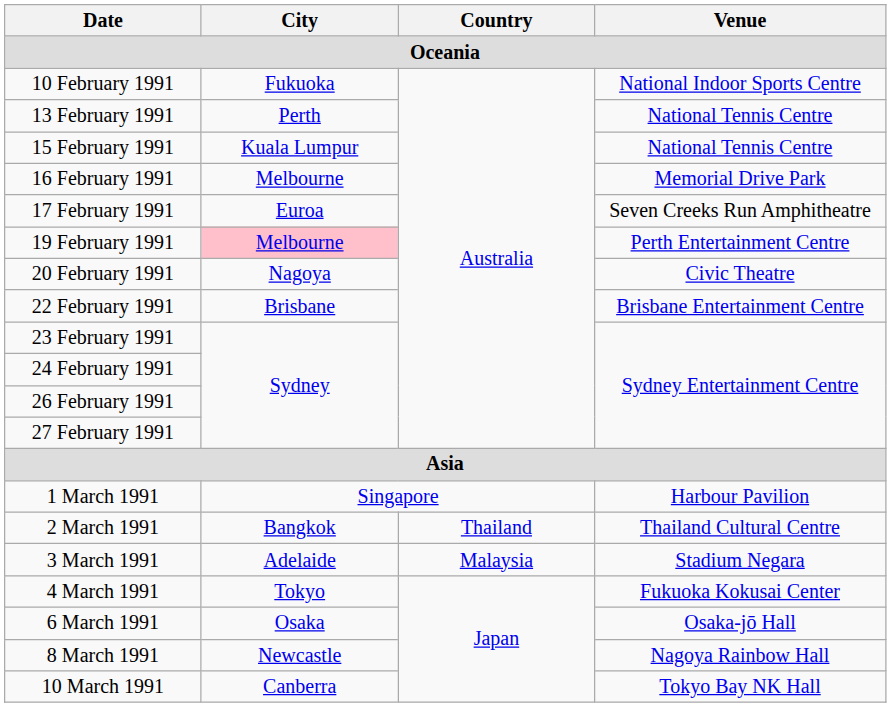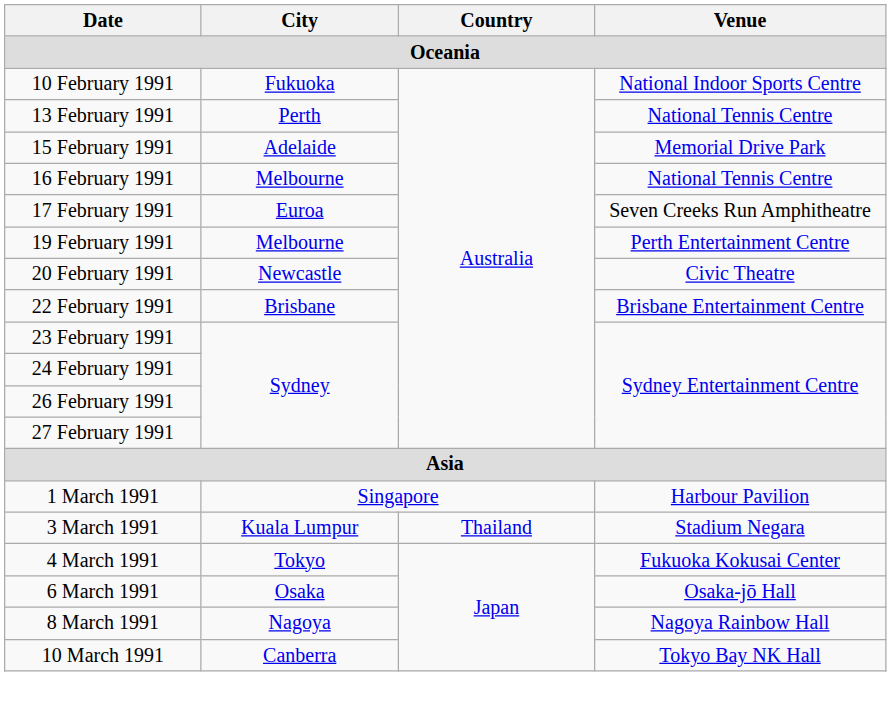(300, 147) Kuala Lumpur -> (300, 147) Adelaide
(740, 147) National Tennis Centre -> (740, 147) Memorial Drive Park
(740, 178) Memorial Drive Park -> (740, 178) National Tennis Centre
(300, 242) pink background -> (300, 242) no background
(300, 274) Nagoya -> (300, 274) Newcastle
- row: (103, 527)
(300, 559) Adelaide -> (300, 527) Kuala Lumpur
(496, 559) Malaysia -> (496, 527) Thailand
(300, 654) Newcastle -> (300, 623) Nagoya
